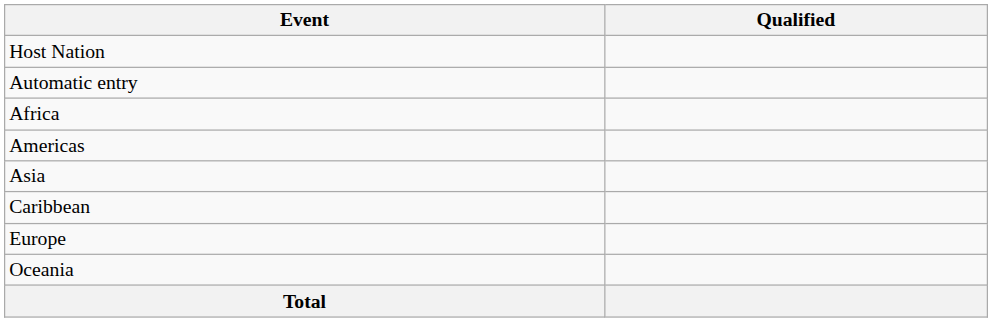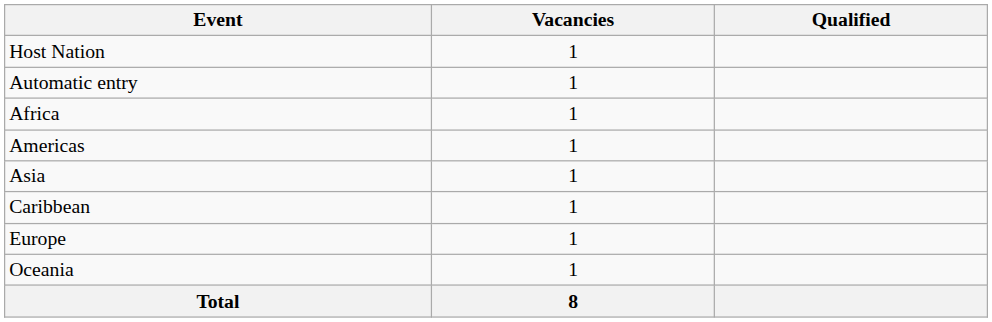+ column: (573, 20)
